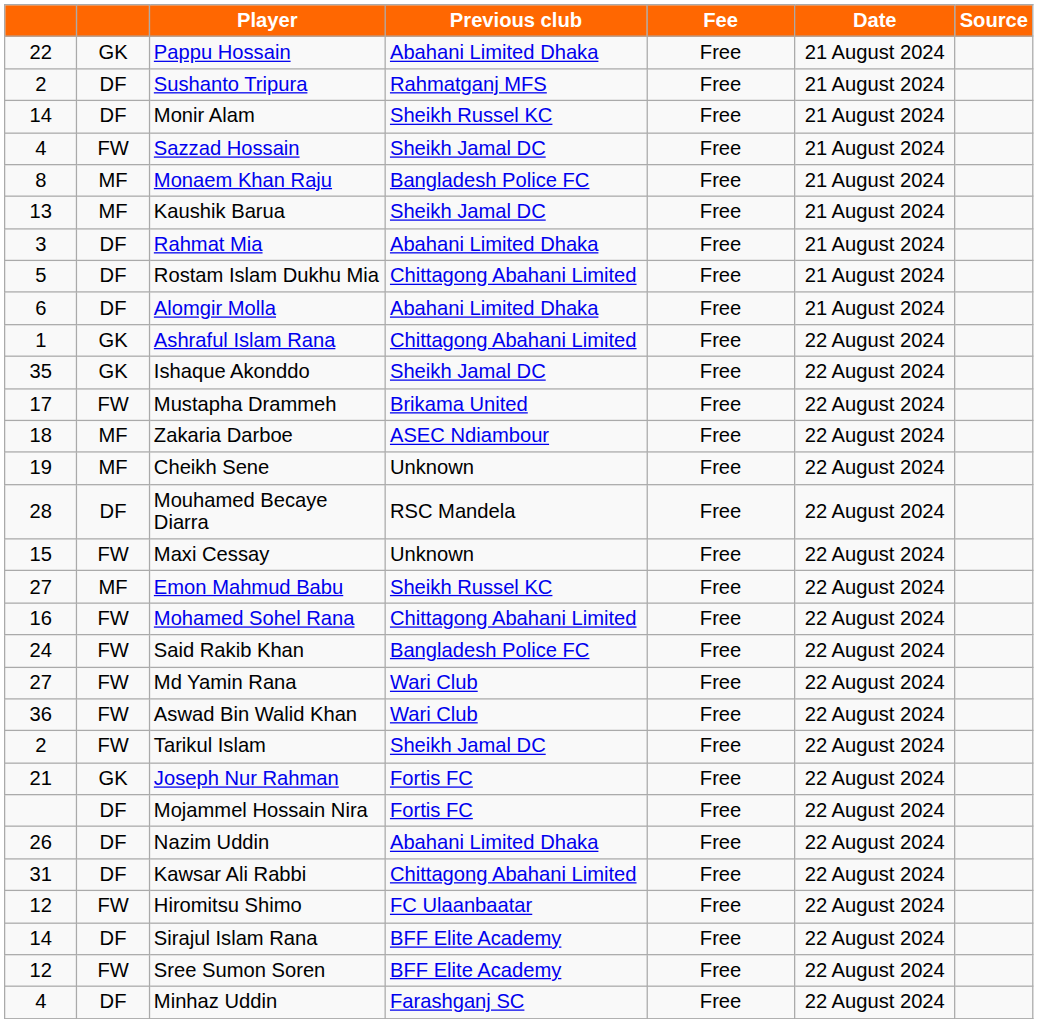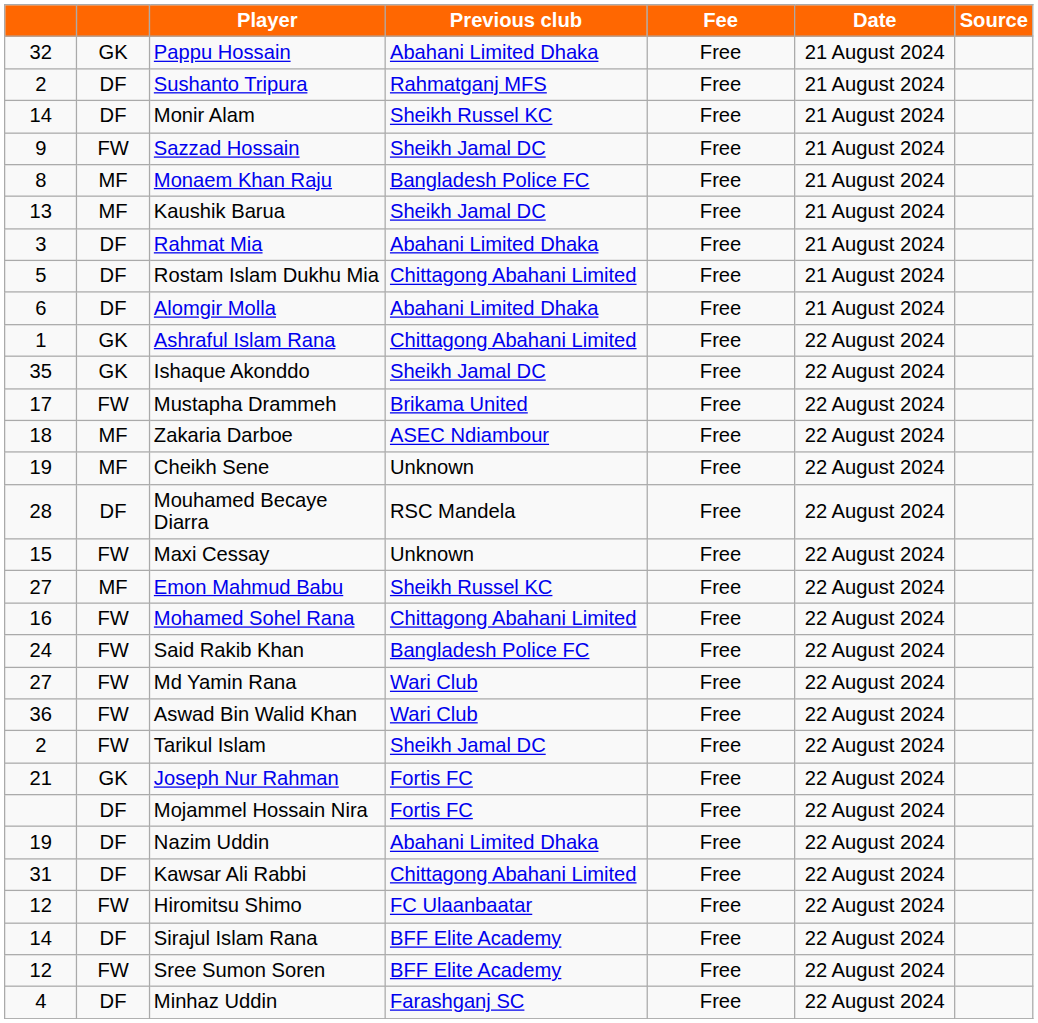(41, 52) 22 -> (41, 52) 32
(41, 148) 4 -> (41, 148) 9
(41, 842) 26 -> (41, 842) 19
